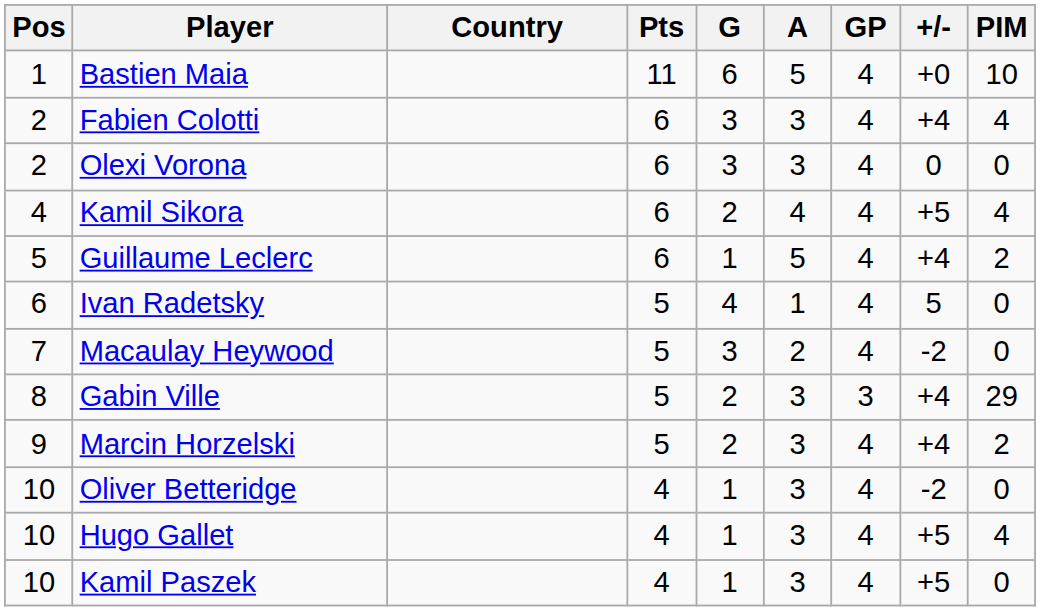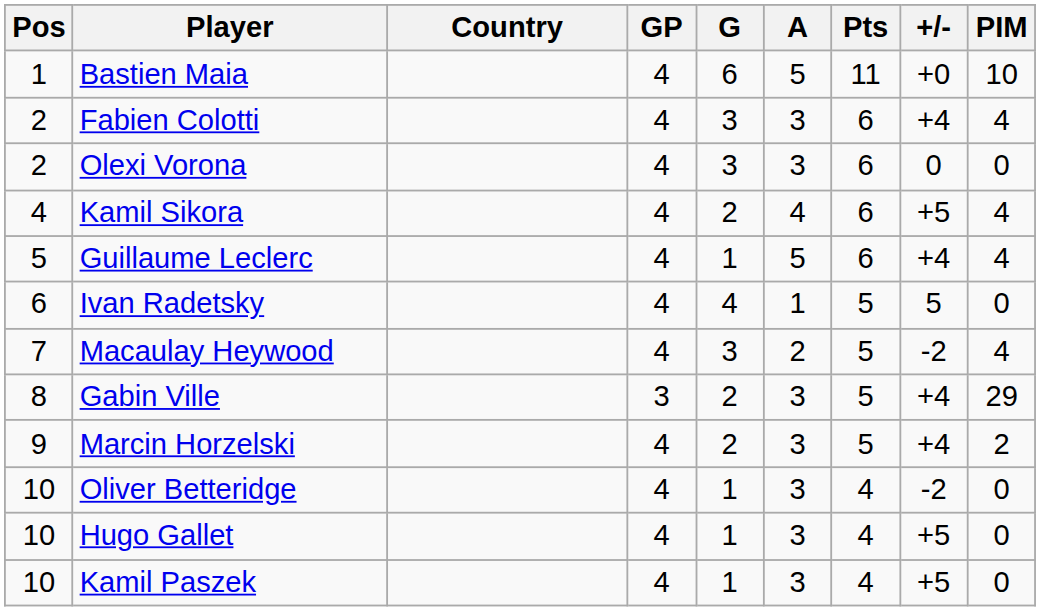columns swapped: (866, 27) <-> (662, 27)
(1002, 258) 2 -> (1002, 258) 4
(1002, 350) 0 -> (1002, 350) 4
(1002, 535) 4 -> (1002, 535) 0
